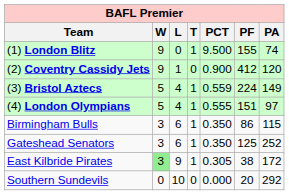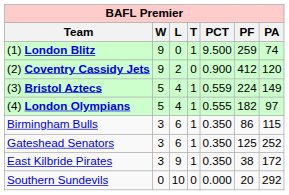(247, 50) 155 -> (247, 50) 259
(178, 69) 1 -> (178, 69) 2
(247, 106) 151 -> (247, 106) 182
(161, 161) lightgreen background -> (161, 161) no background
(217, 161) 0.305 -> (217, 161) 0.350
